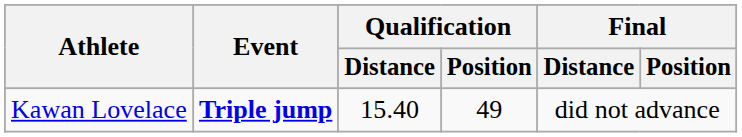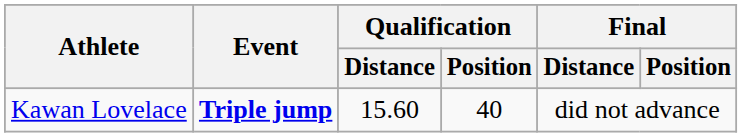(390, 110) 15.40 -> (390, 110) 15.60
(489, 110) 49 -> (489, 110) 40
